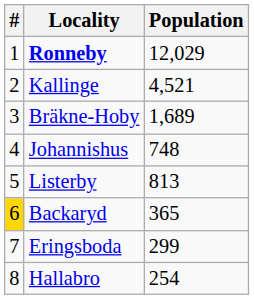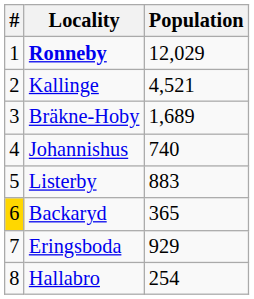(164, 149) 748 -> (164, 149) 740
(164, 181) 813 -> (164, 181) 883
(164, 246) 299 -> (164, 246) 929
